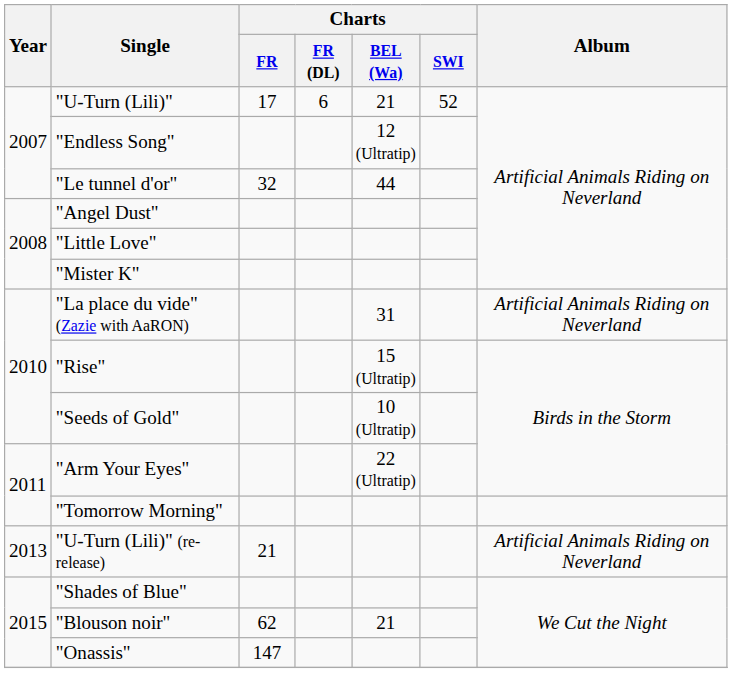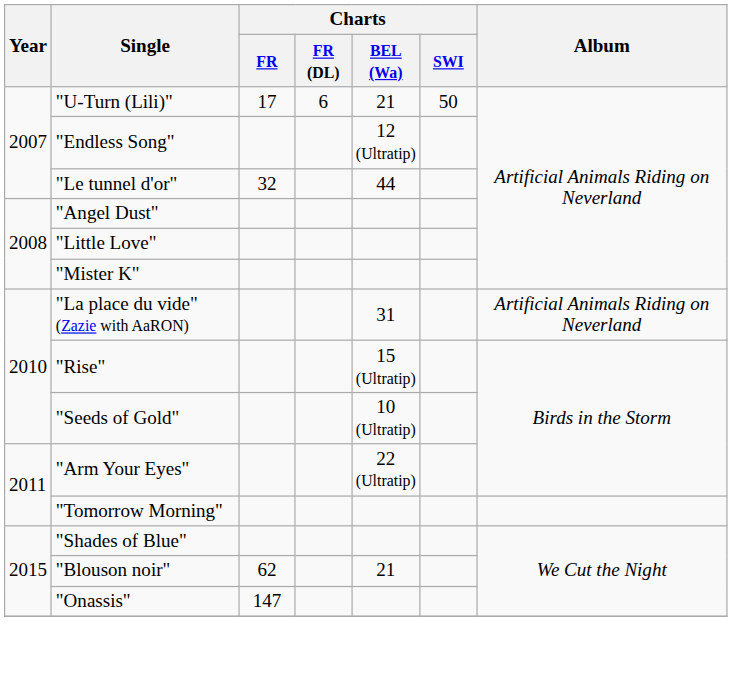(448, 101) 52 -> (448, 101) 50
- row: (128, 551)
